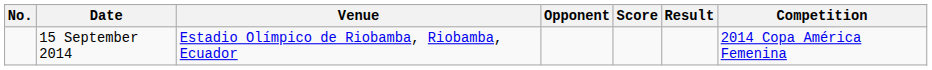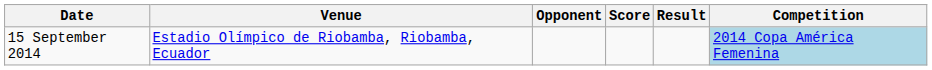- column: (20, 16)
(791, 46) no background -> (783, 46) lightblue background
